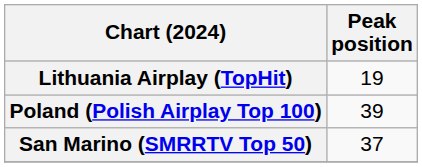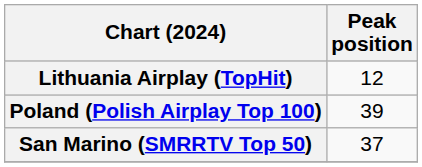(372, 77) 19 -> (372, 77) 12
